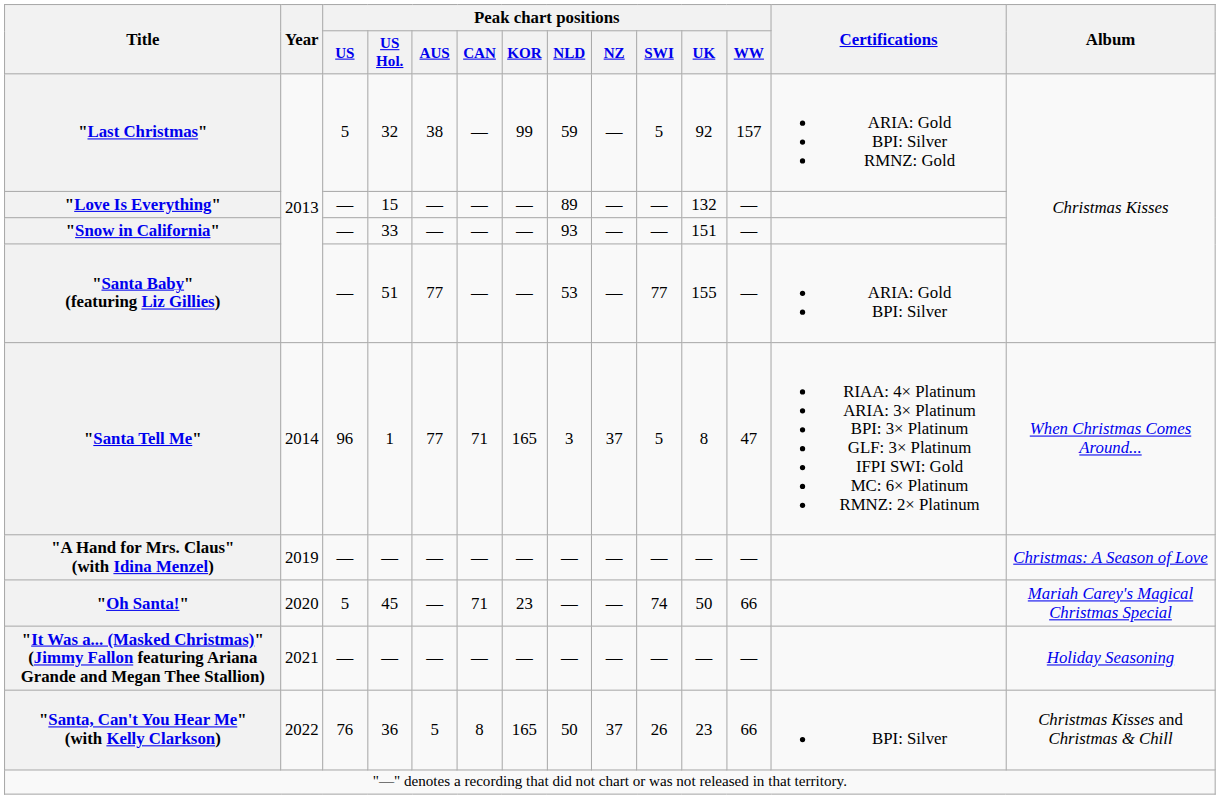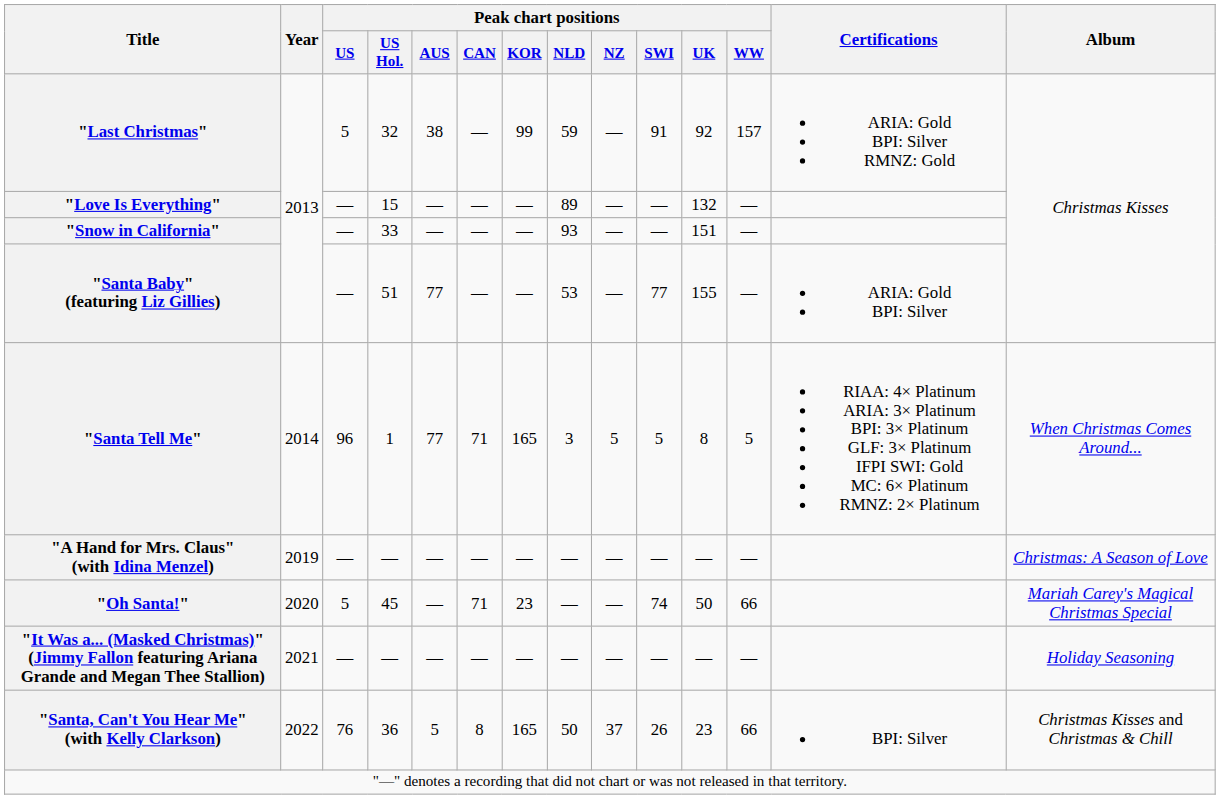(659, 132) 5 -> (659, 132) 91
(614, 438) 37 -> (614, 438) 5
(749, 438) 47 -> (749, 438) 5
